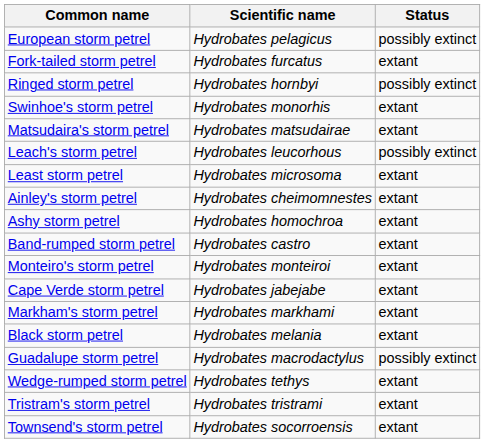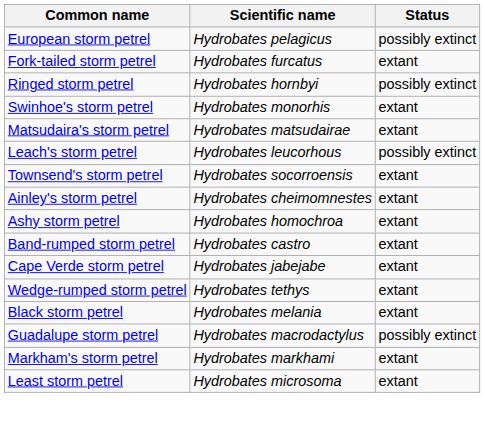rows swapped: (85, 426) <-> (65, 175)
- row: (81, 267)
rows swapped: (97, 381) <-> (83, 312)
- row: (79, 404)
